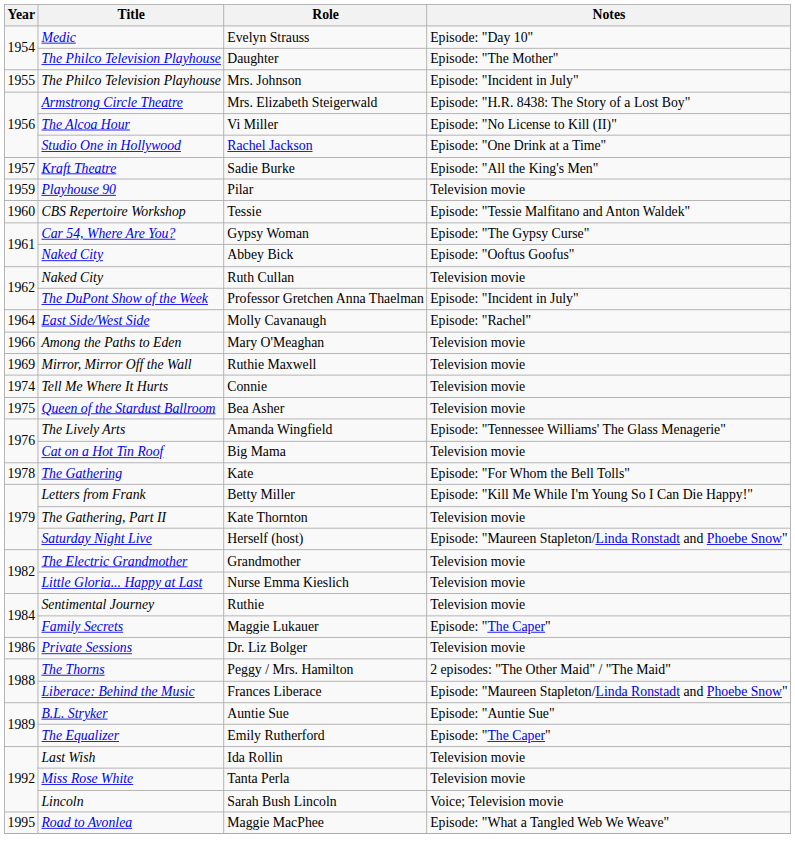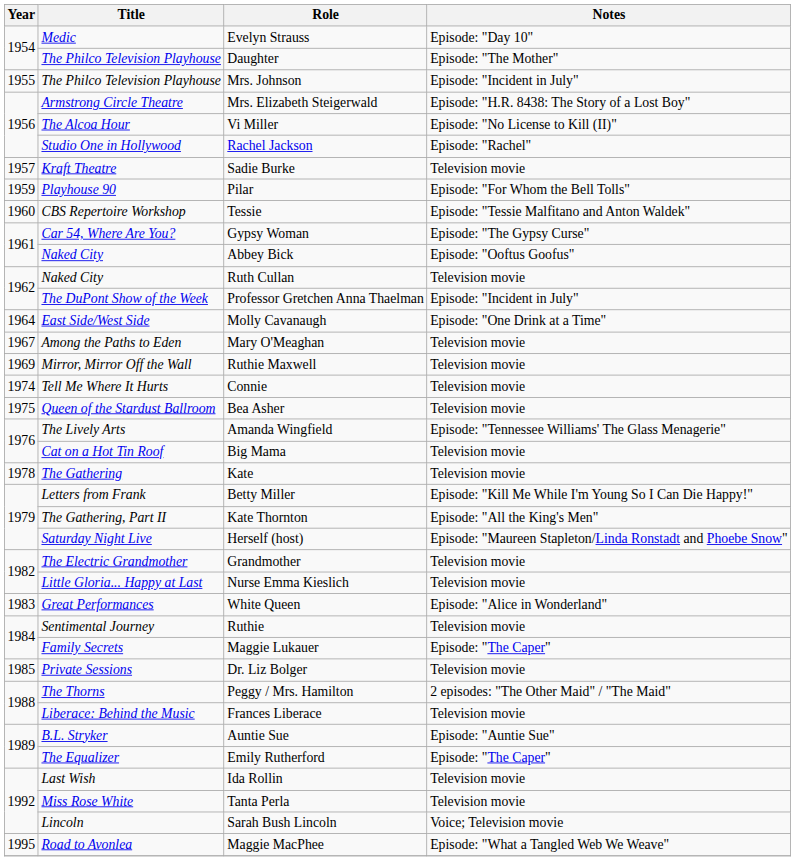(518, 146) Episode: "One Drink at a Time" -> (481, 146) Episode: "Rachel"
(514, 168) Episode: "All the King's Men" -> (478, 168) Television movie
(478, 189) Television movie -> (530, 189) Episode: "For Whom the Bell Tolls"
(481, 320) Episode: "Rachel" -> (518, 320) Episode: "One Drink at a Time"
(21, 342) 1966 -> (21, 342) 1967
(530, 473) Episode: "For Whom the Bell Tolls" -> (478, 473) Television movie
(478, 517) Television movie -> (514, 517) Episode: "All the King's Men"
+ row: (264, 604)
(21, 648) 1986 -> (21, 670) 1985
(609, 691) Episode: "Maureen Stapleton/Linda Ronstadt and Phoebe Snow" -> (478, 713) Television movie
